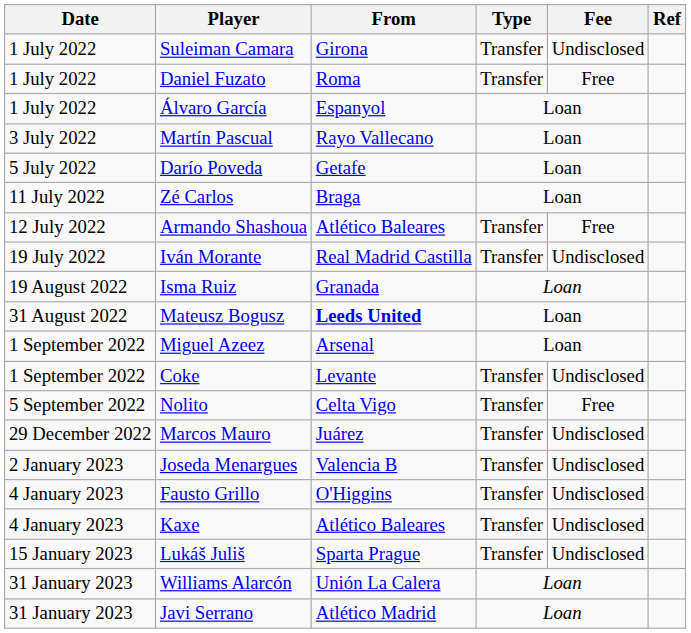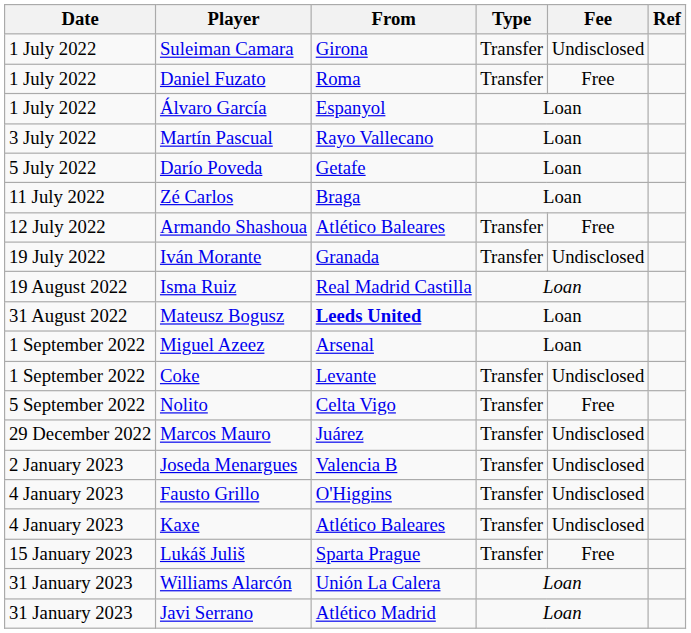(394, 256) Real Madrid Castilla -> (347, 256) Granada
(347, 286) Granada -> (394, 286) Real Madrid Castilla
(598, 553) Undisclosed -> (598, 553) Free
